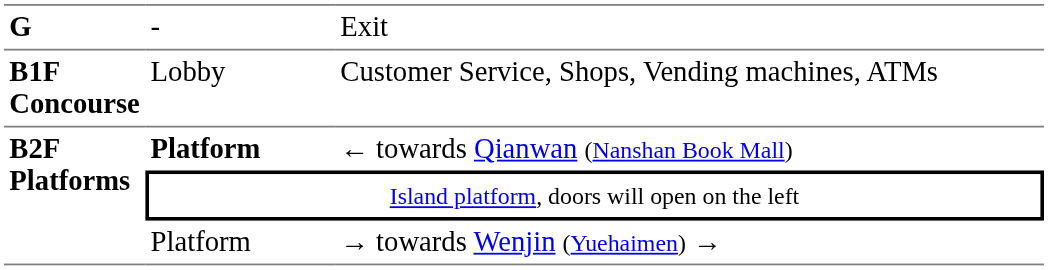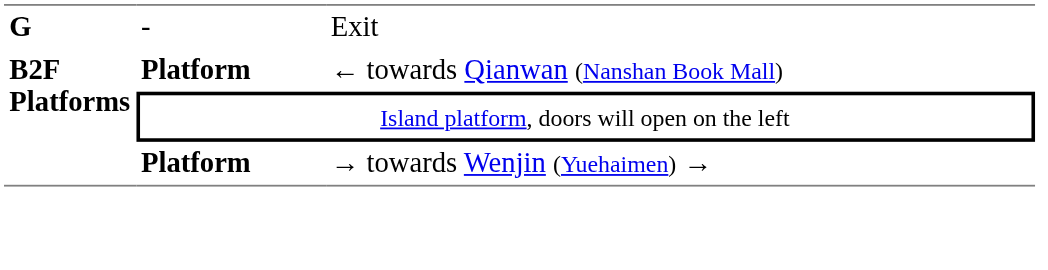- row: (639, 71)
(201, 241) normal -> (196, 162) bold
